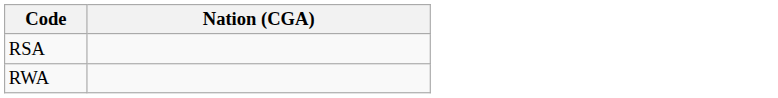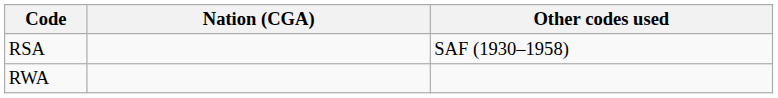+ column: (601, 19)
